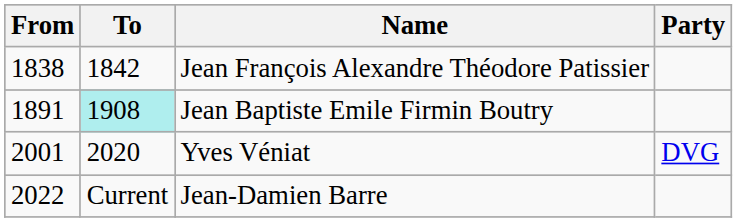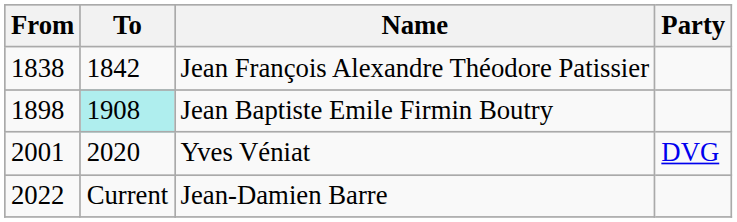(38, 110) 1891 -> (38, 110) 1898
